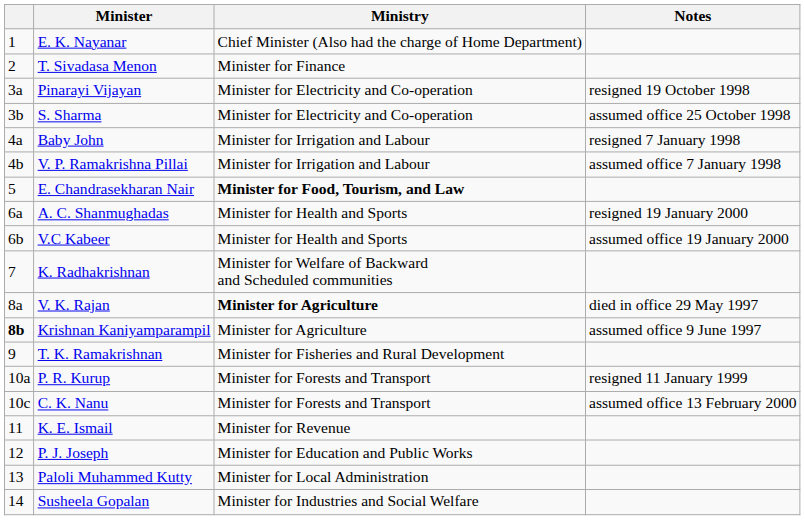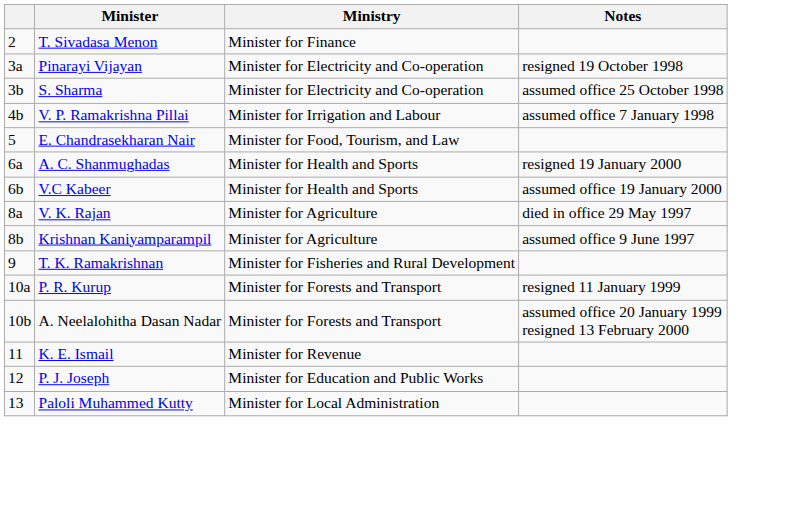- row: (82, 41)
- row: (71, 139)
(341, 189) bold -> (344, 139) normal
- row: (94, 271)
(298, 305) bold -> (303, 213) normal
(16, 329) bold -> (16, 238) normal
+ row: (130, 320)
- row: (73, 403)
- row: (93, 501)
